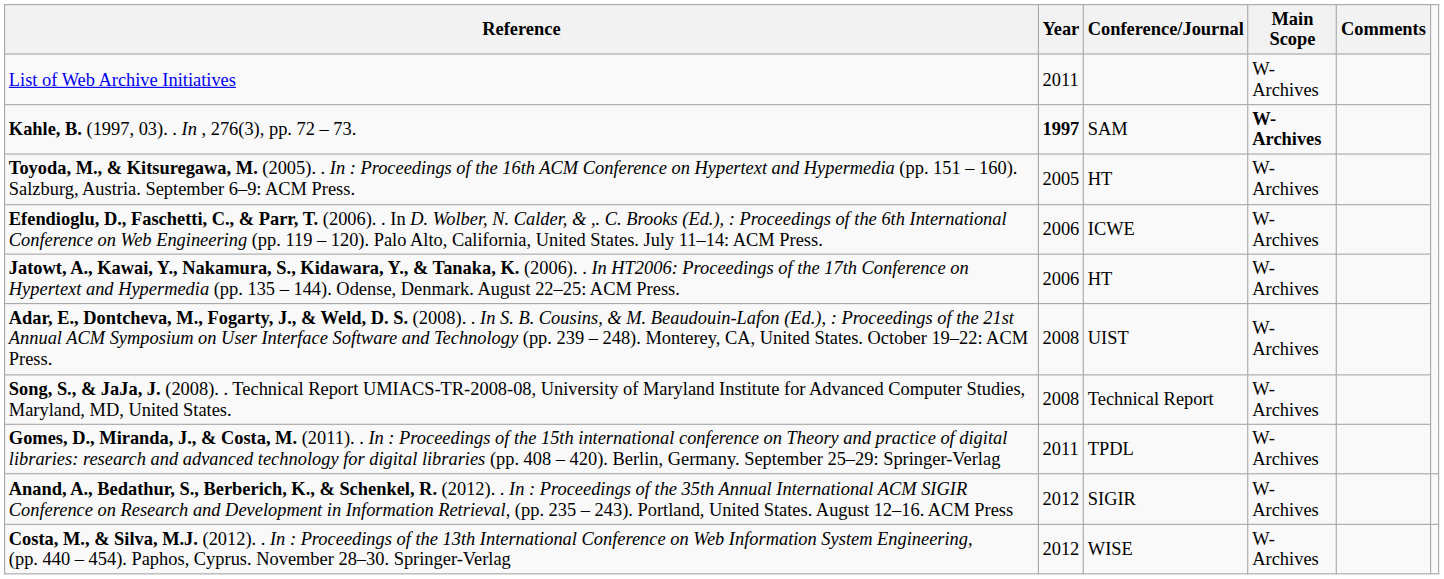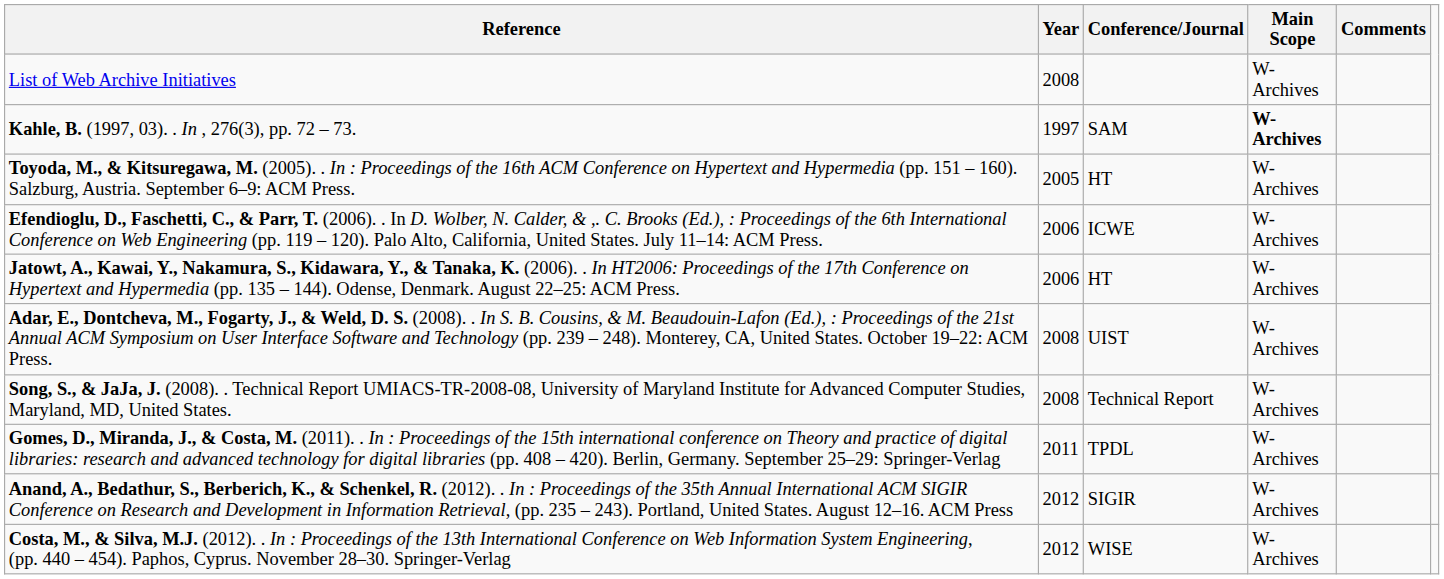(1061, 79) 2011 -> (1061, 79) 2008
(1061, 129) bold -> (1061, 129) normal
